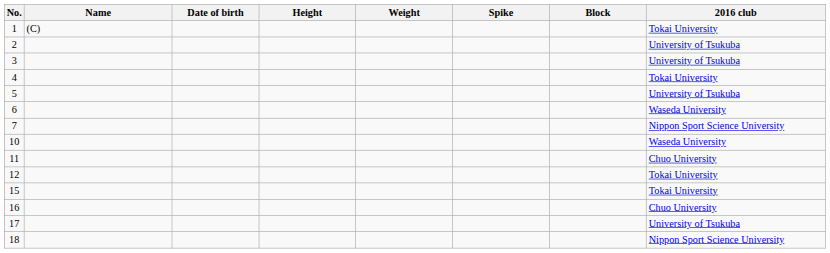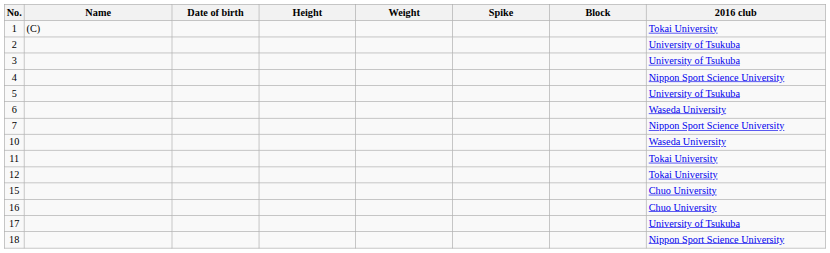(683, 77) Tokai University -> (717, 77) Nippon Sport Science University
(683, 158) Chuo University -> (683, 158) Tokai University
(683, 191) Tokai University -> (683, 191) Chuo University
